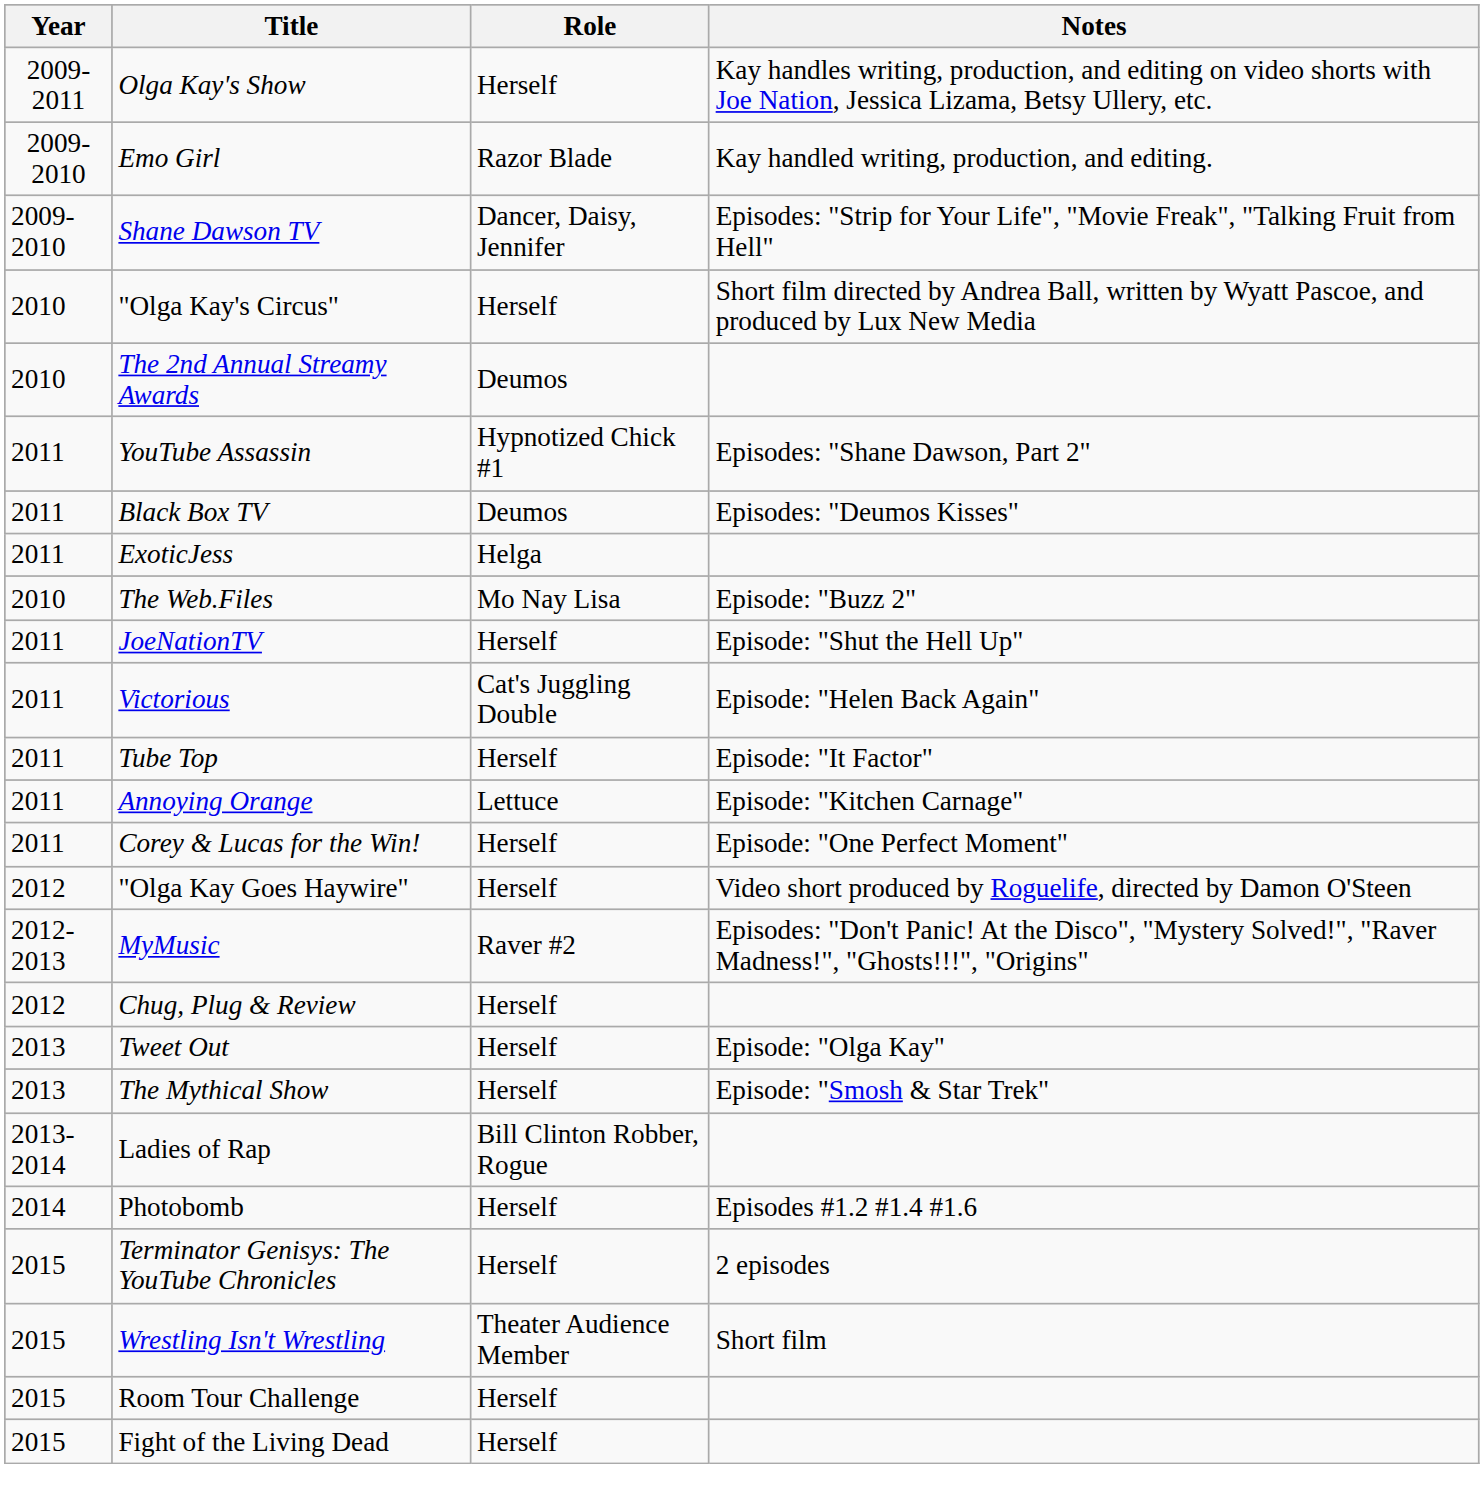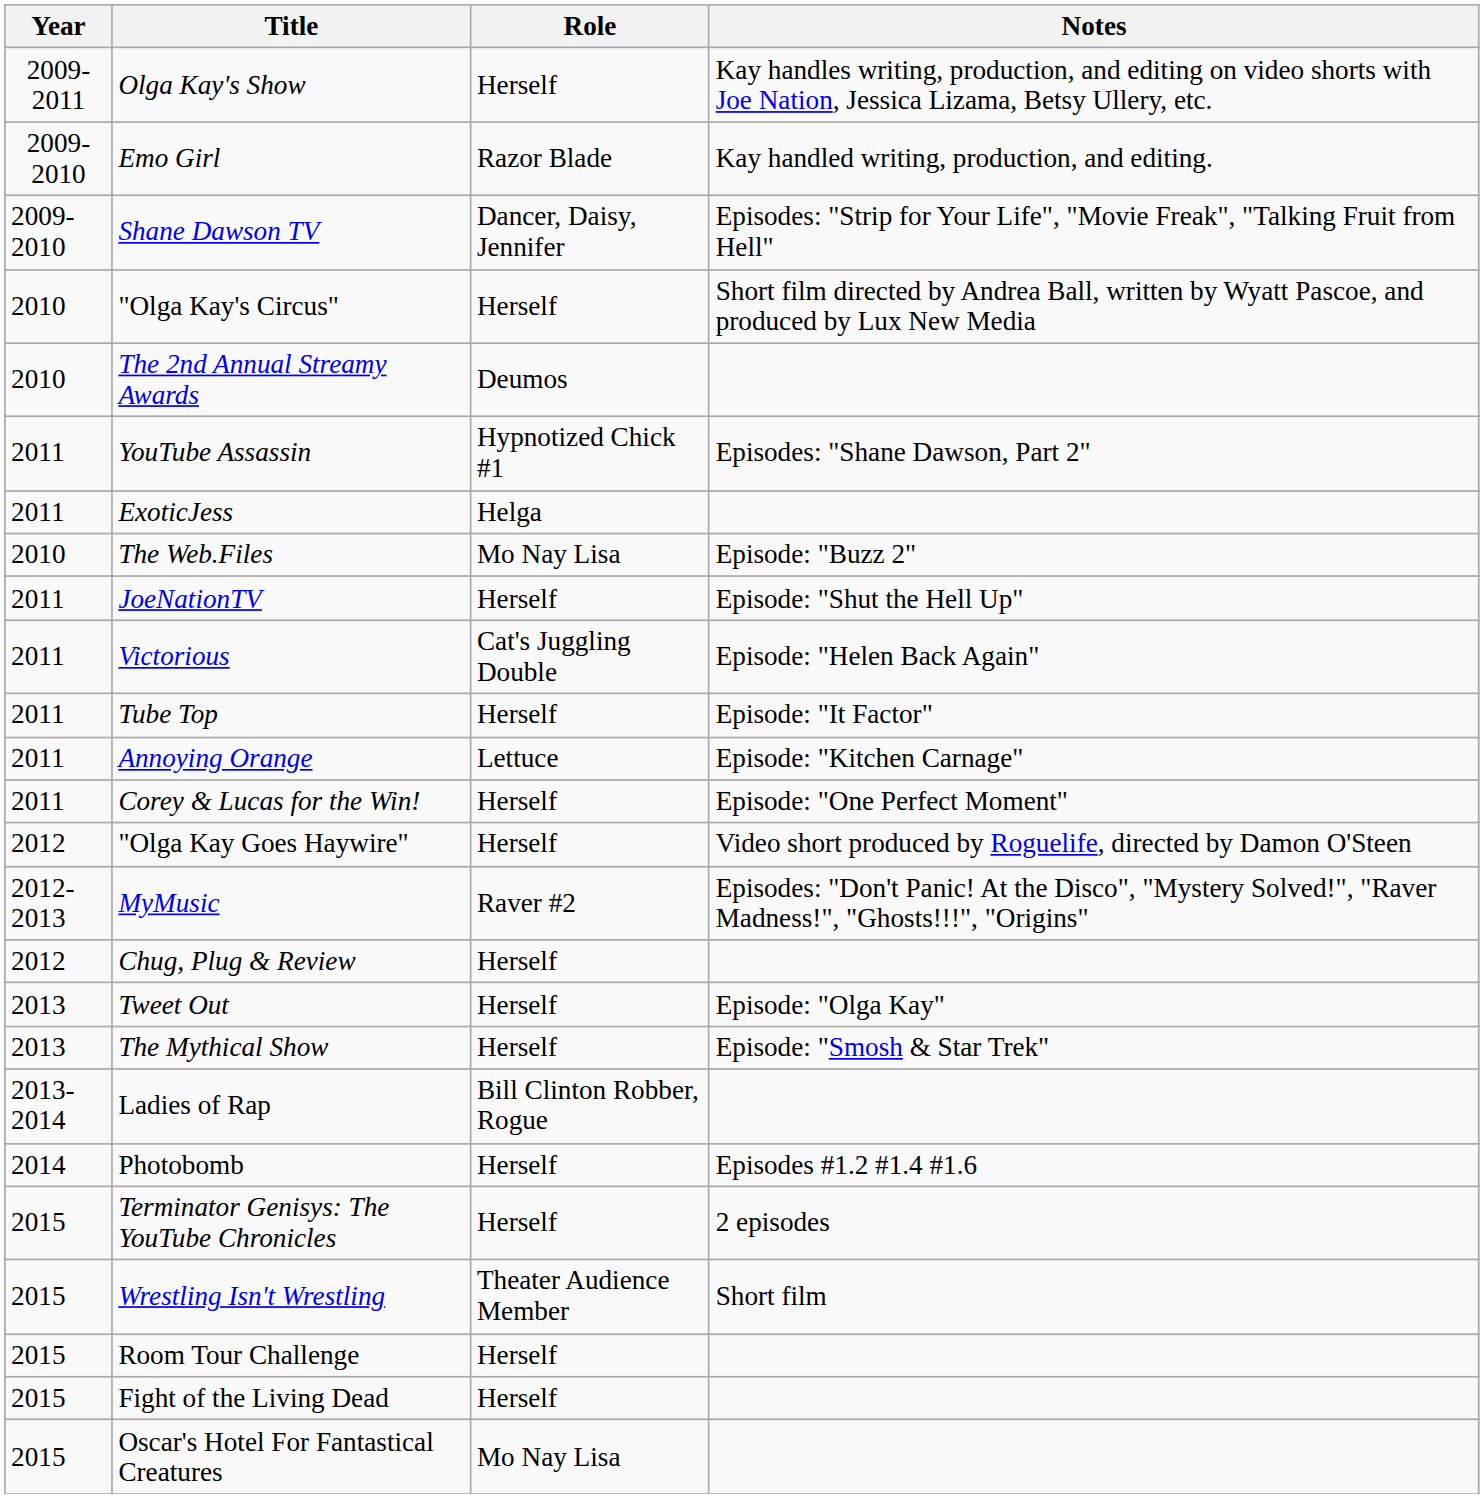- row: (193, 511)
+ row: (276, 1456)
